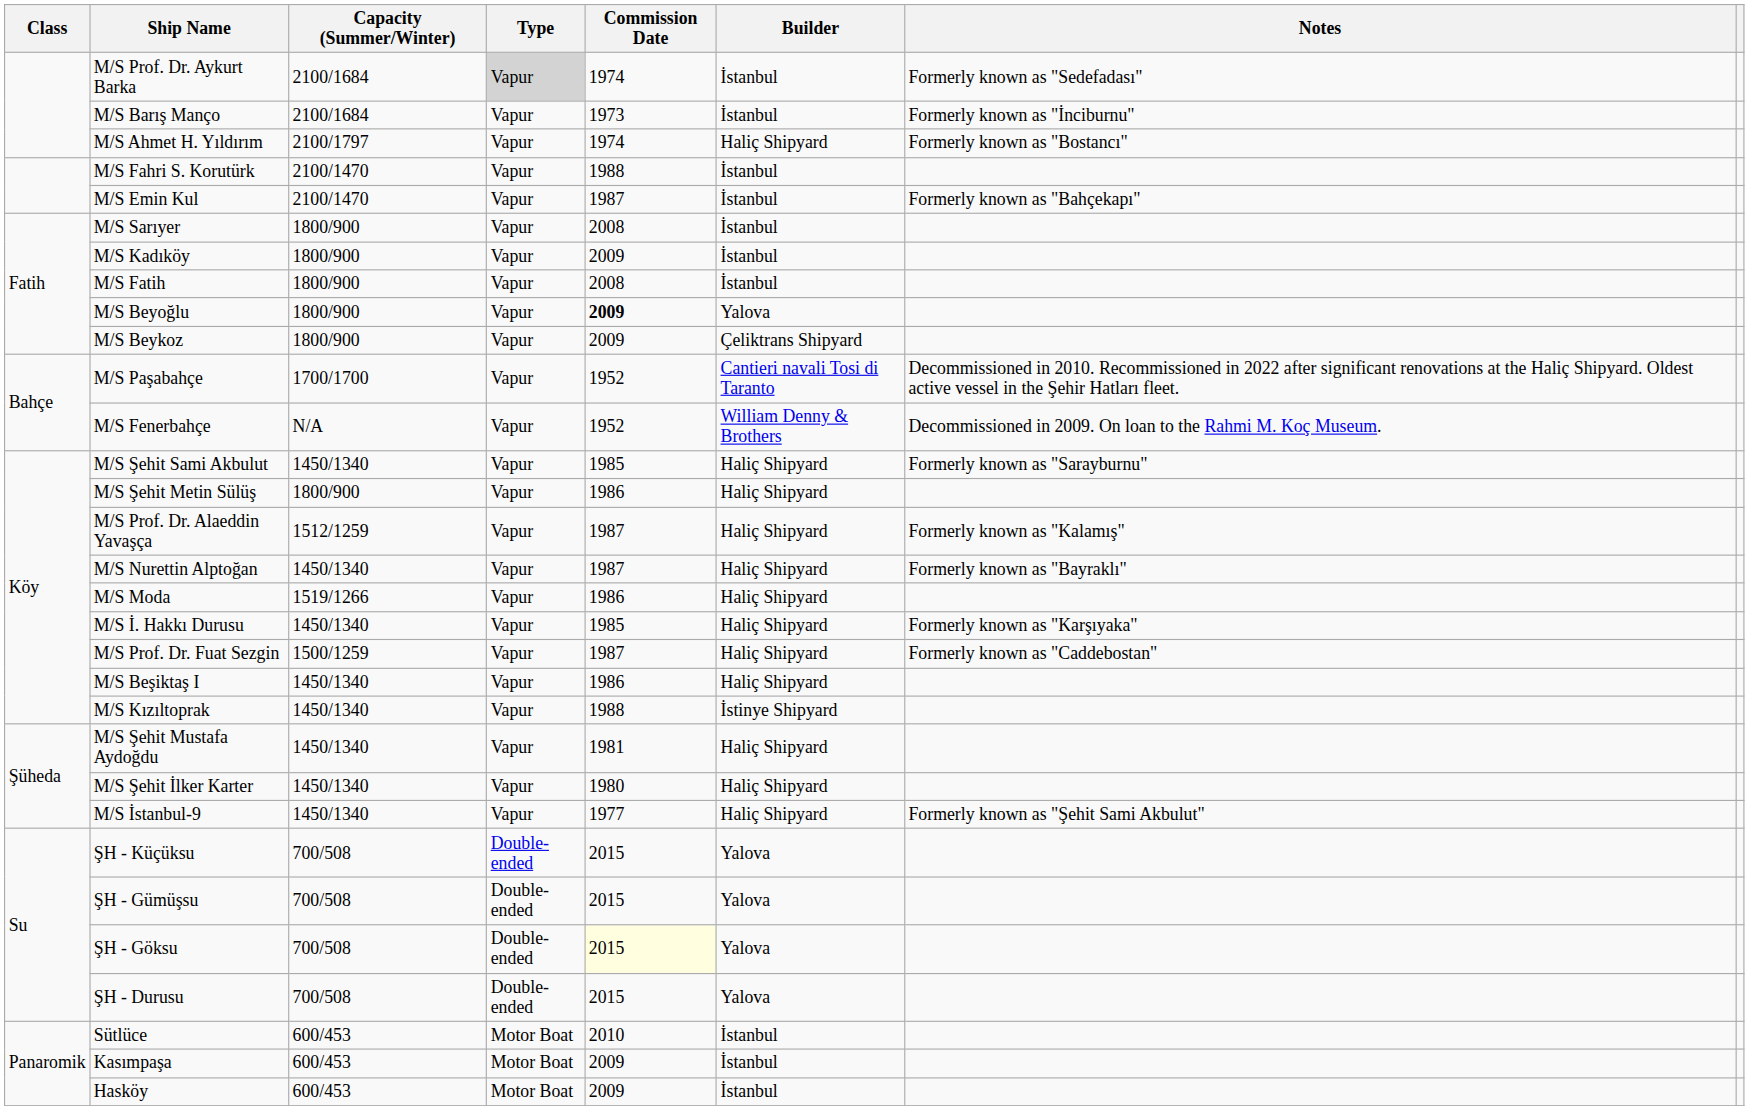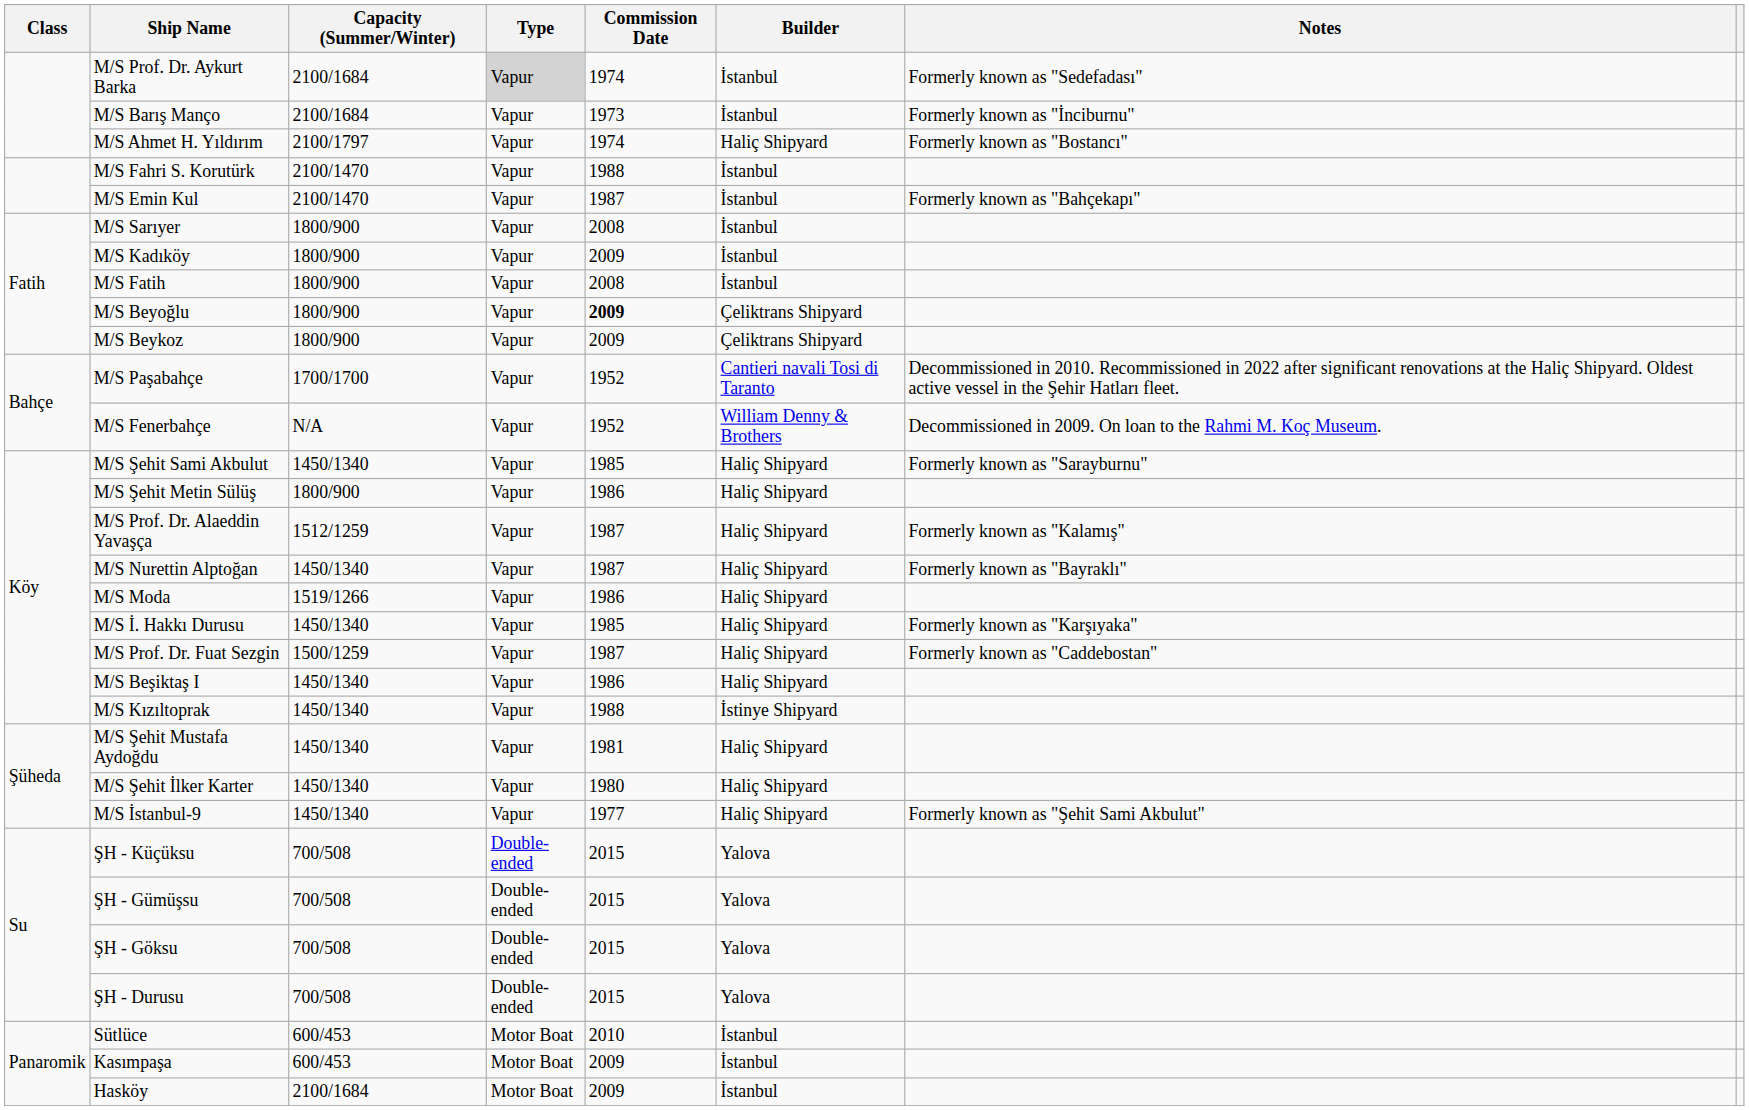(745, 312) Yalova -> (791, 312) Çeliktrans Shipyard
(607, 948) lightyellow background -> (607, 948) no background
(322, 1091) 600/453 -> (331, 1091) 2100/1684
